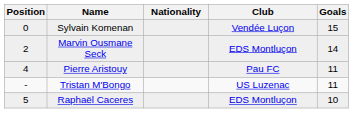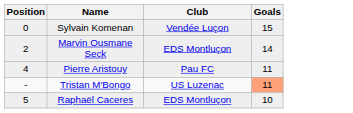- column: (176, 12)
(333, 85) no background -> (267, 85) lightsalmon background
